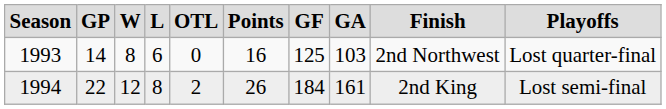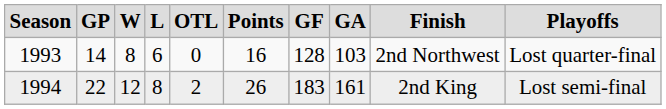(309, 54) 125 -> (309, 54) 128
(309, 87) 184 -> (309, 87) 183
